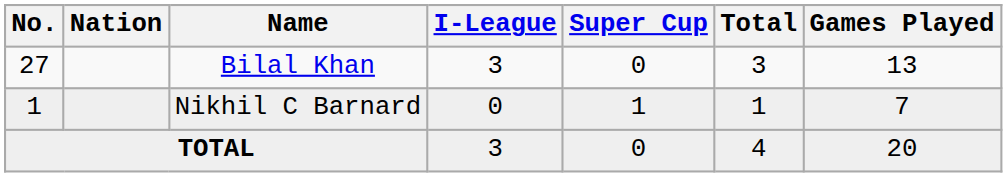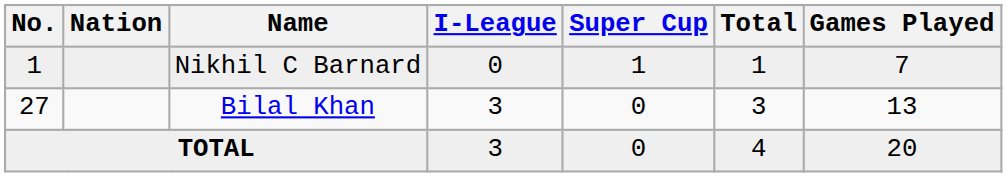rows swapped: (298, 68) <-> (298, 109)
